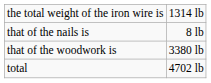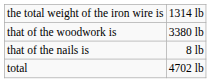rows swapped: (62, 50) <-> (48, 31)
